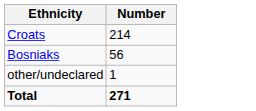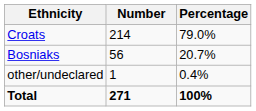+ column: (214, 14)
